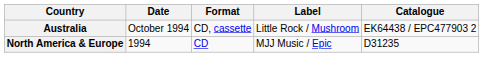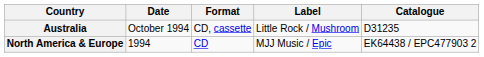(420, 28) EK64438 / EPC477903 2 -> (381, 28) D31235
(381, 44) D31235 -> (420, 44) EK64438 / EPC477903 2
